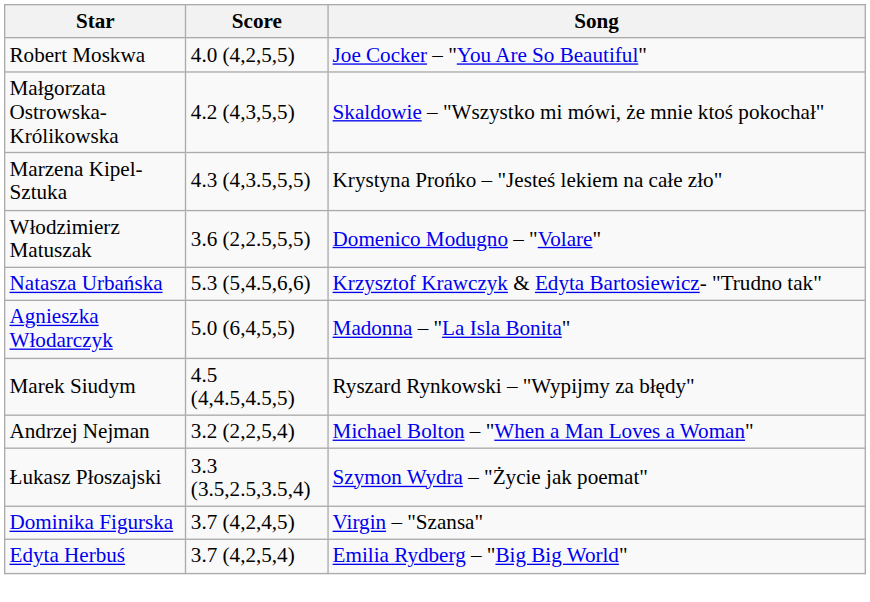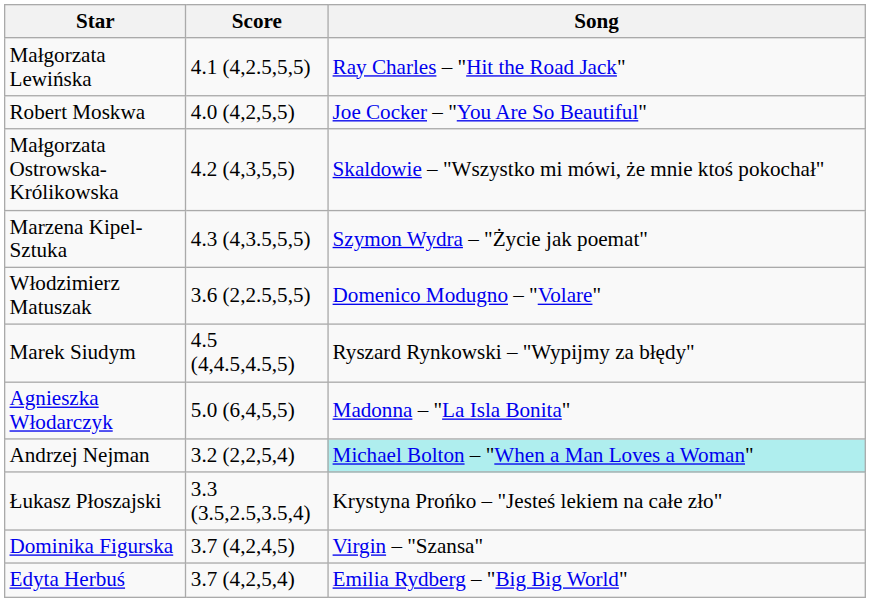+ row: (58, 66)
(527, 181) Krystyna Prońko – "Jesteś lekiem na całe zło" -> (490, 238) Szymon Wydra – "Życie jak poemat"
- row: (86, 283)
rows swapped: (73, 386) <-> (61, 329)
(543, 431) no background -> (543, 455) paleturquoise background
(490, 477) Szymon Wydra – "Życie jak poemat" -> (527, 500) Krystyna Prońko – "Jesteś lekiem na całe zło"
